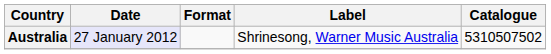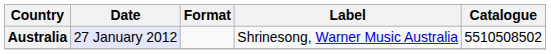(503, 37) 5310507502 -> (503, 37) 5510508502
